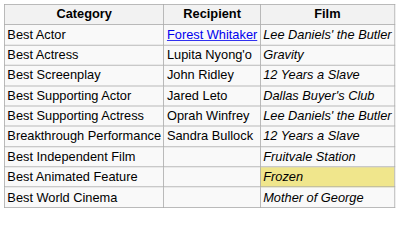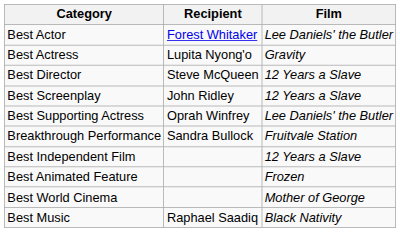+ row: (44, 75)
- row: (69, 95)
(311, 136) 12 Years a Slave -> (311, 136) Fruitvale Station
(309, 156) Fruitvale Station -> (313, 156) 12 Years a Slave
(283, 177) khaki background -> (285, 177) no background
+ row: (39, 217)
